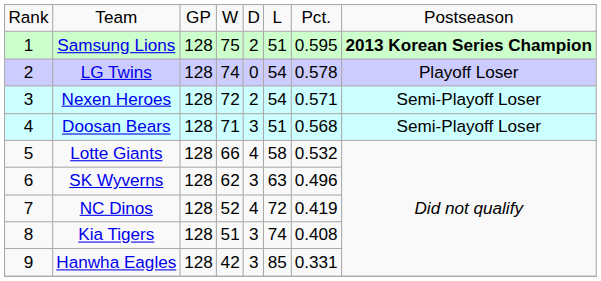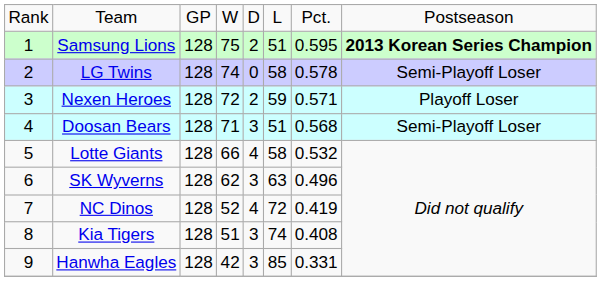(277, 72) 54 -> (277, 72) 58
(469, 72) Playoff Loser -> (469, 72) Semi-Playoff Loser
(277, 99) 54 -> (277, 99) 59
(469, 99) Semi-Playoff Loser -> (469, 99) Playoff Loser
